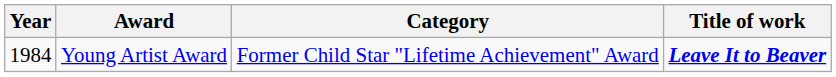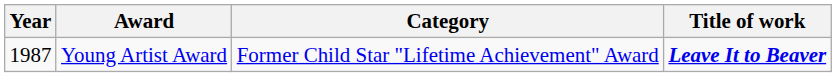(30, 54) 1984 -> (30, 54) 1987
